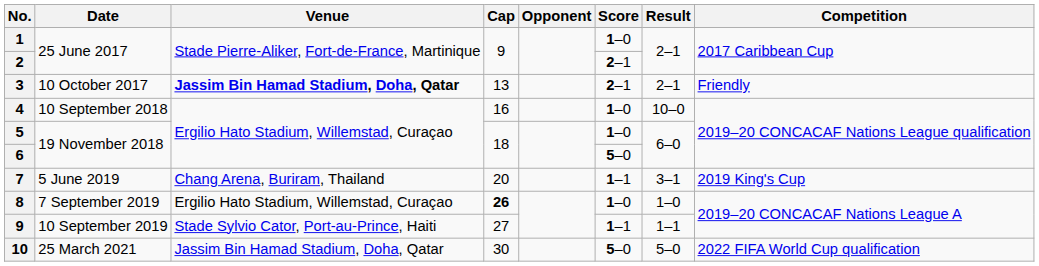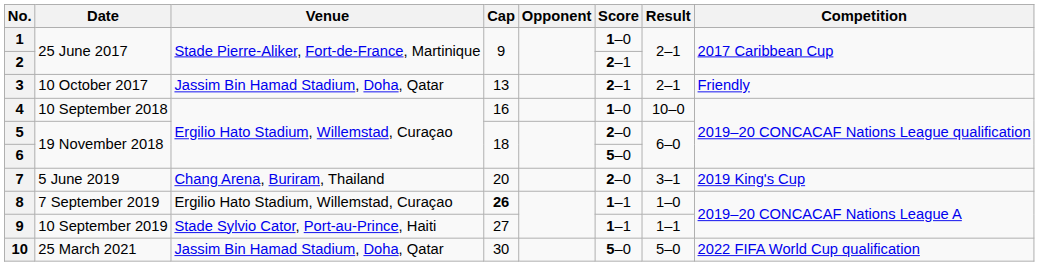(317, 86) bold -> (309, 86) normal
(619, 132) 1–0 -> (619, 132) 2–0
(619, 179) 1–1 -> (619, 179) 2–0
(619, 202) 1–0 -> (619, 202) 1–1
